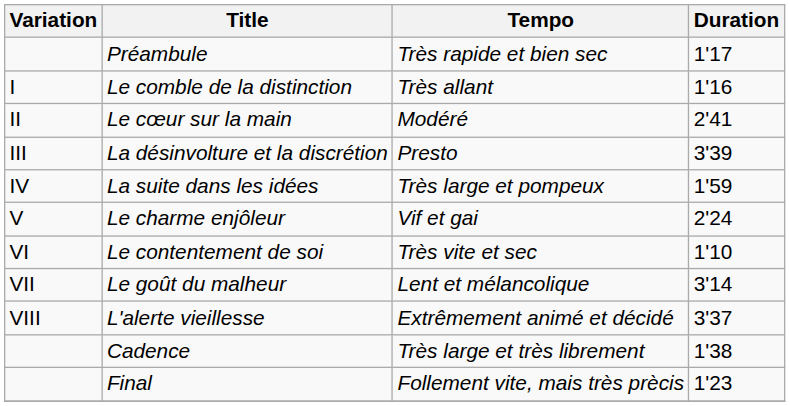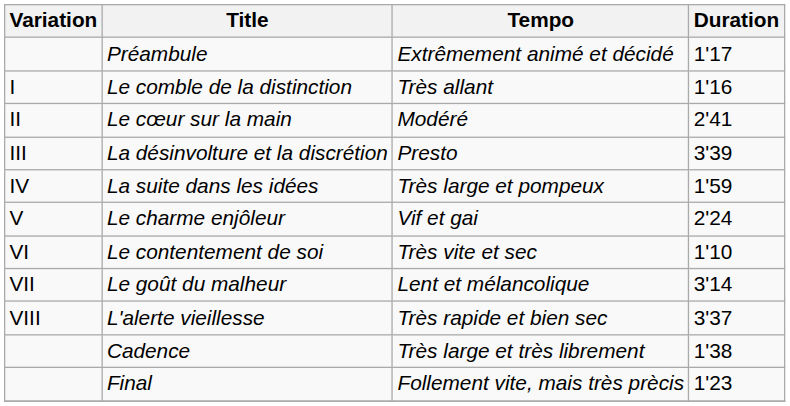(502, 53) Très rapide et bien sec -> (536, 53) Extrêmement animé et décidé
(536, 317) Extrêmement animé et décidé -> (502, 317) Très rapide et bien sec
